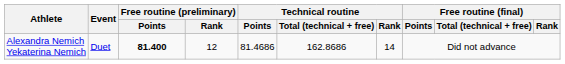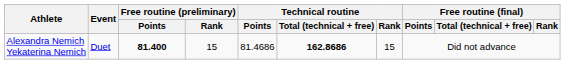(212, 47) 12 -> (212, 47) 15
(327, 47) normal -> (327, 47) bold
(389, 47) 14 -> (389, 47) 15
